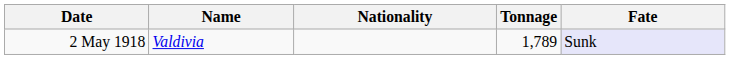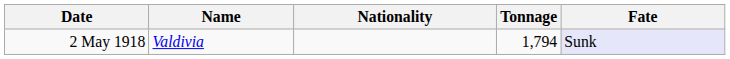(539, 41) 1,789 -> (539, 41) 1,794
